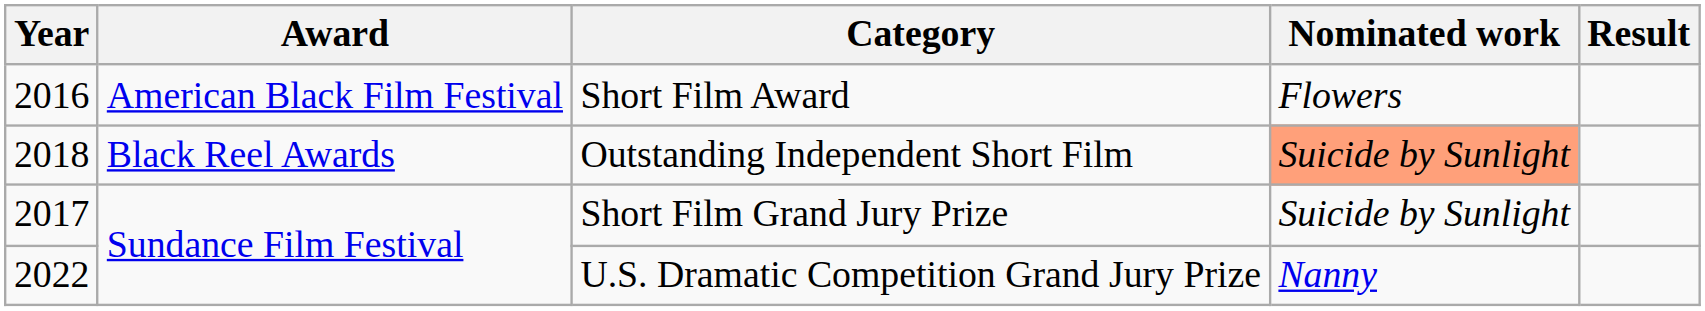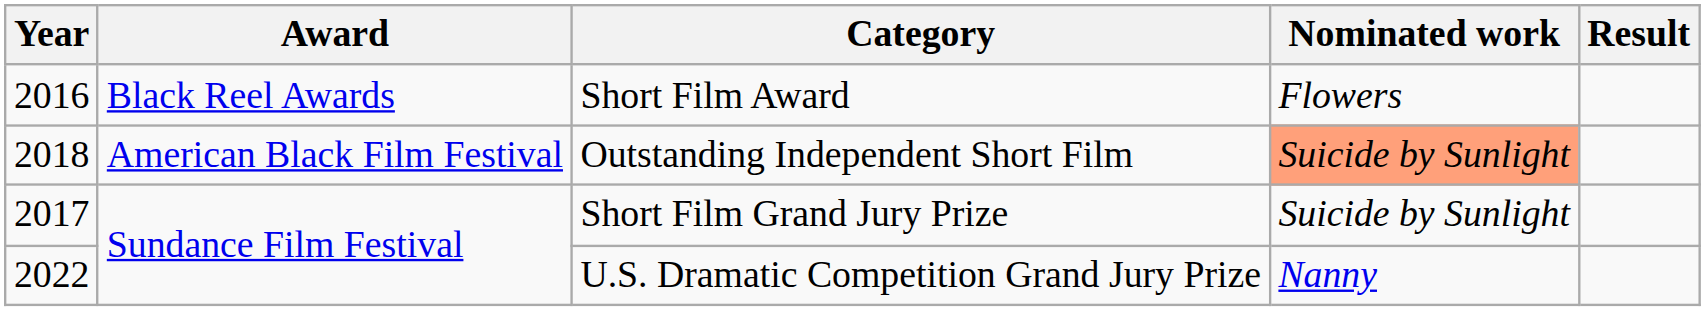(335, 94) American Black Film Festival -> (251, 94) Black Reel Awards
(251, 154) Black Reel Awards -> (335, 154) American Black Film Festival
